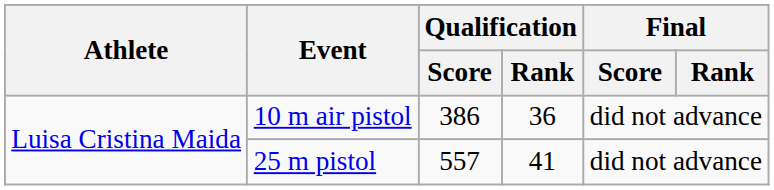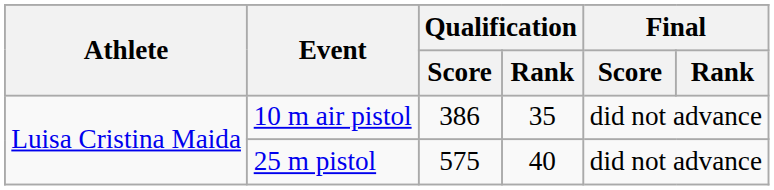(542, 117) 36 -> (542, 117) 35
(460, 161) 557 -> (460, 161) 575
(542, 161) 41 -> (542, 161) 40
